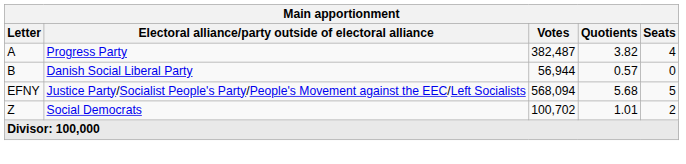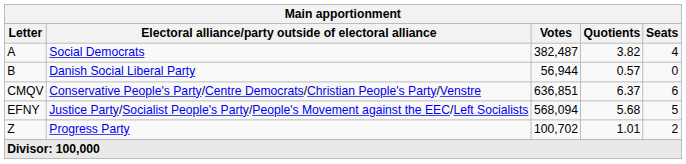(87, 52) Progress Party -> (97, 52) Social Democrats
+ row: (25, 91)
(94, 110) Social Democrats -> (89, 129) Progress Party
